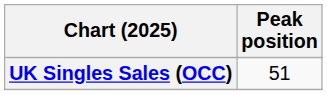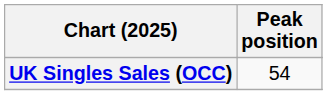(280, 73) 51 -> (280, 73) 54
